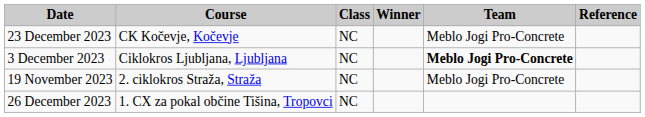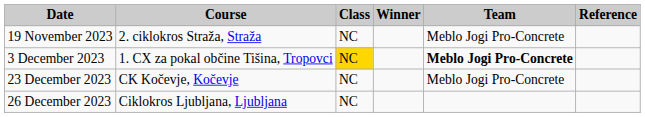rows swapped: (60, 79) <-> (59, 36)
(203, 58) Ciklokros Ljubljana, Ljubljana -> (226, 58) 1. CX za pokal občine Tišina, Tropovci
(348, 58) no background -> (348, 58) gold background
(226, 101) 1. CX za pokal občine Tišina, Tropovci -> (203, 101) Ciklokros Ljubljana, Ljubljana
